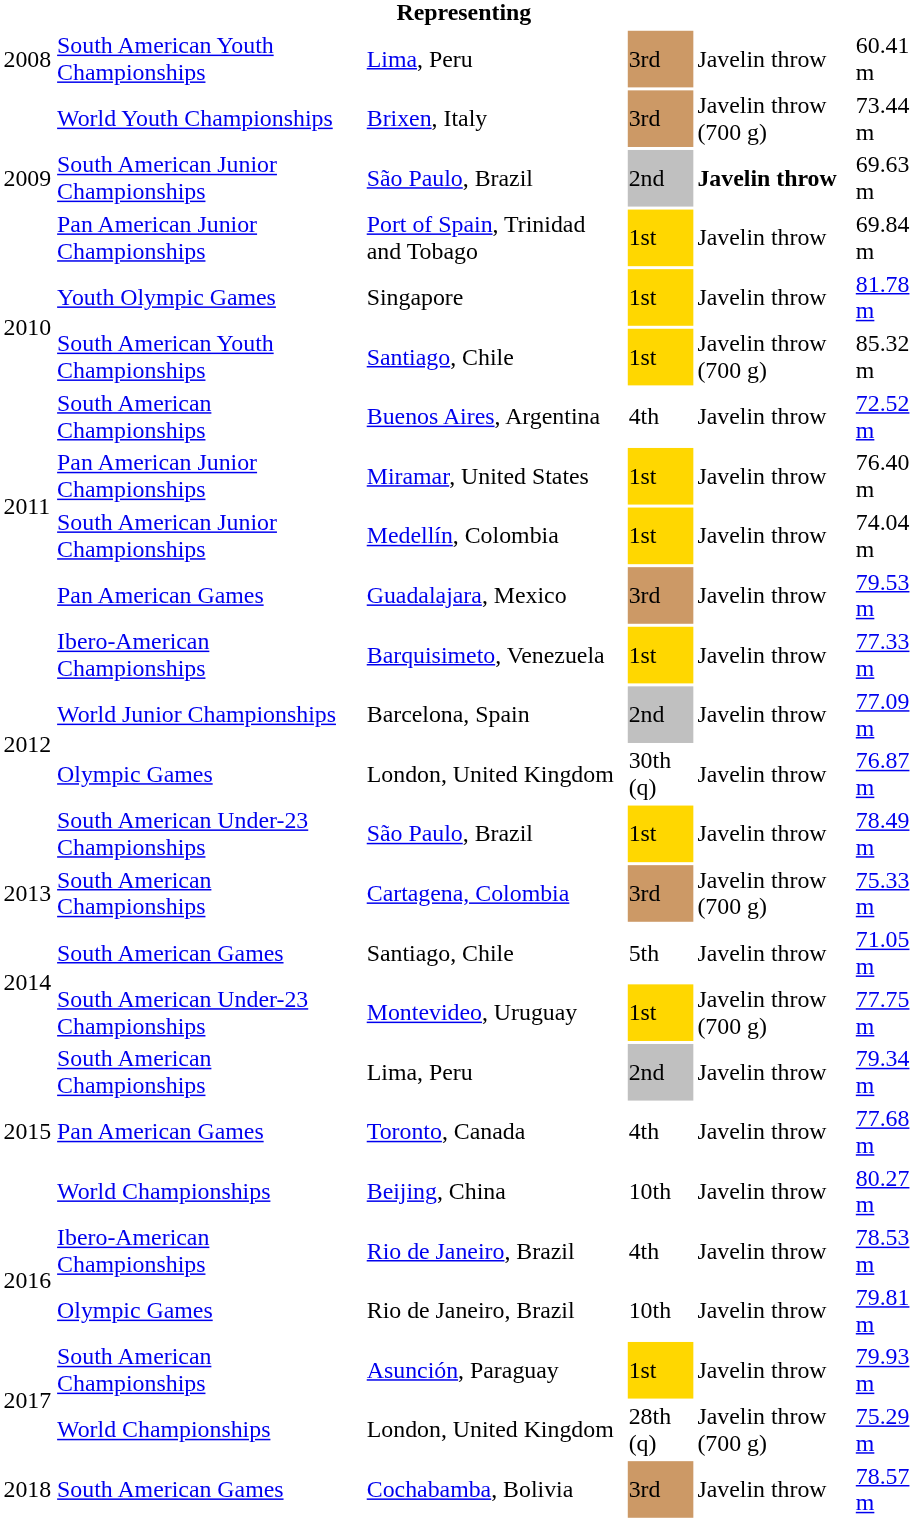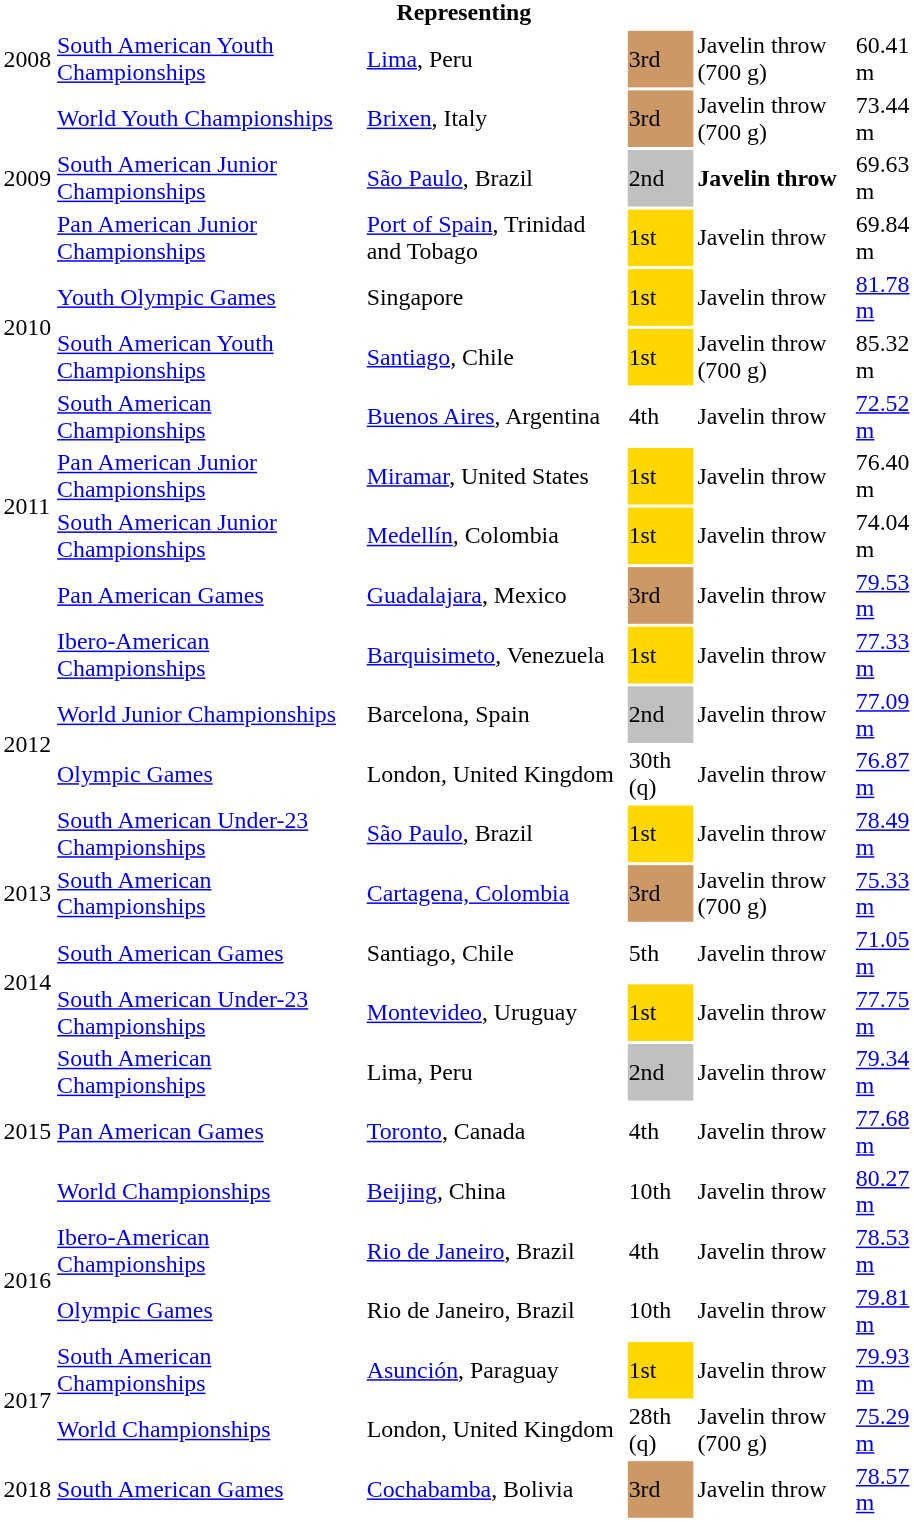(762, 58) Javelin throw -> (762, 58) Javelin throw (700 g)
(762, 1012) Javelin throw (700 g) -> (762, 1012) Javelin throw
